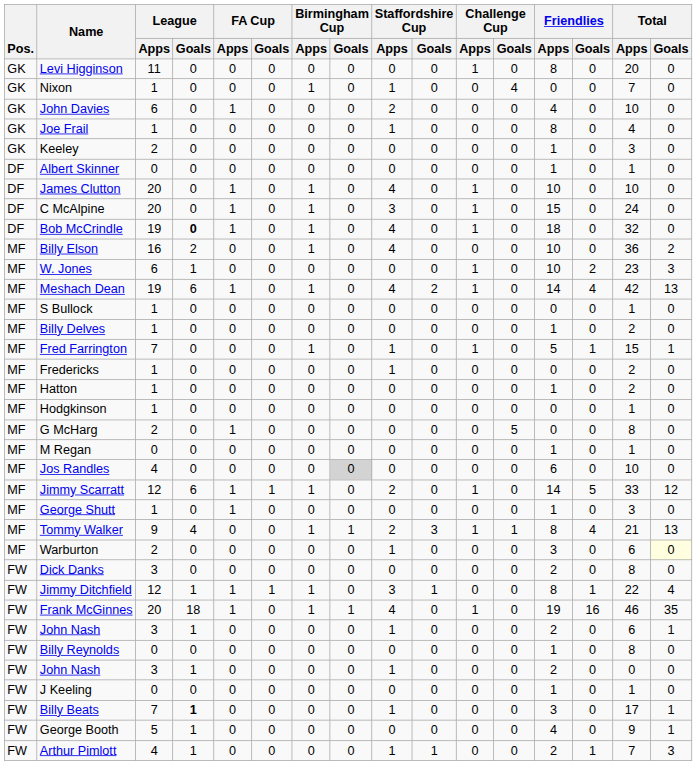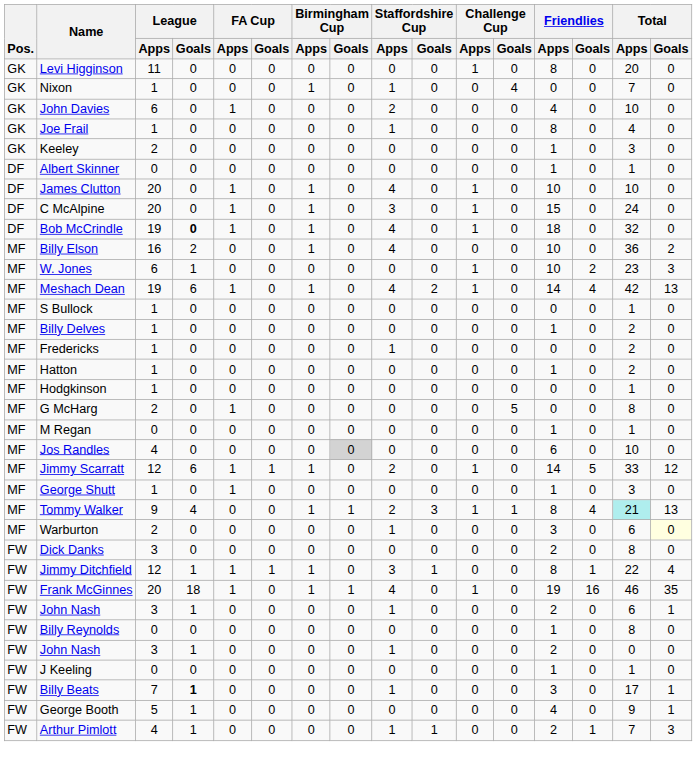- row: (83, 349)
(632, 529) no background -> (632, 509) paleturquoise background
